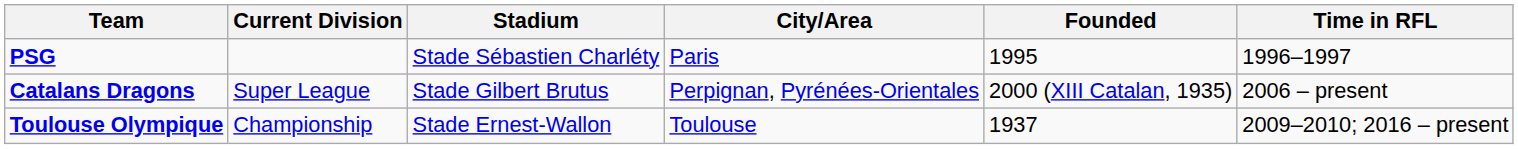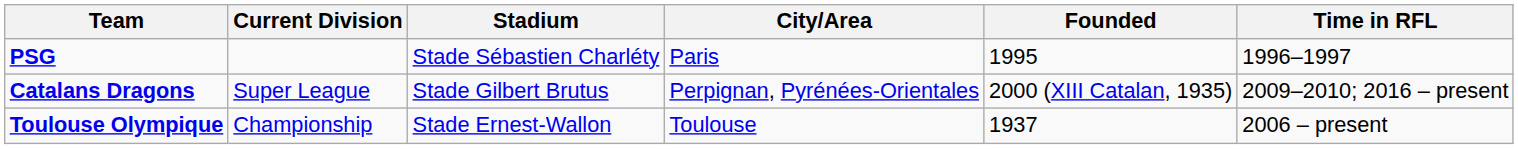(1315, 90) 2006 – present -> (1375, 90) 2009–2010; 2016 – present
(1375, 125) 2009–2010; 2016 – present -> (1315, 125) 2006 – present
